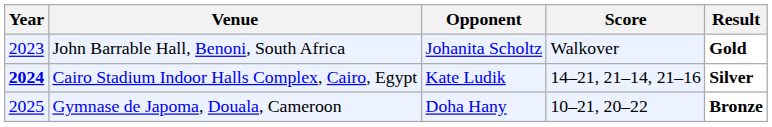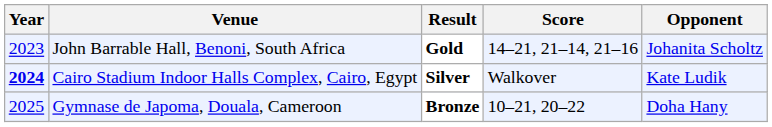columns swapped: (484, 19) <-> (736, 19)
(585, 48) Walkover -> (563, 48) 14–21, 21–14, 21–16
(626, 77) 14–21, 21–14, 21–16 -> (522, 77) Walkover
